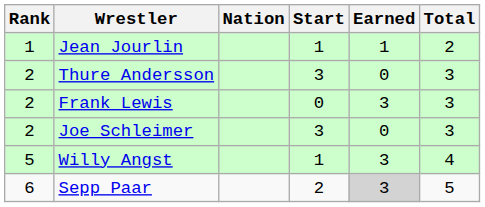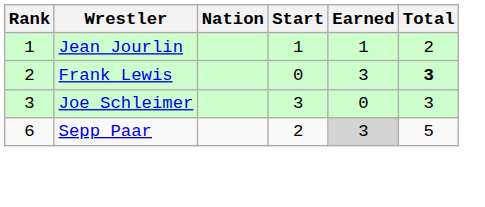- row: (136, 75)
(449, 103) normal -> (429, 75) bold
(30, 131) 2 -> (30, 103) 3
- row: (116, 160)
